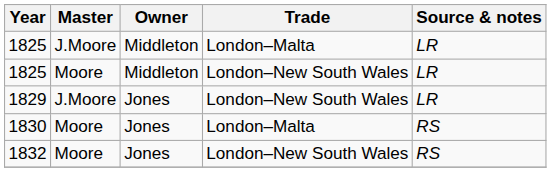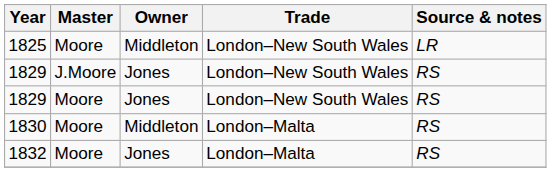- row: (28, 45)
(427, 99) LR -> (428, 72) RS
+ row: (28, 99)
(147, 126) Jones -> (161, 126) Middleton
(307, 153) London–New South Wales -> (261, 153) London–Malta
